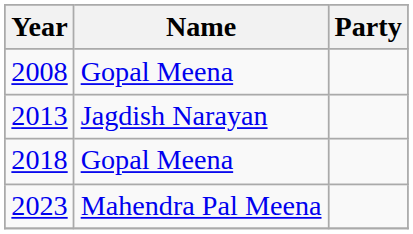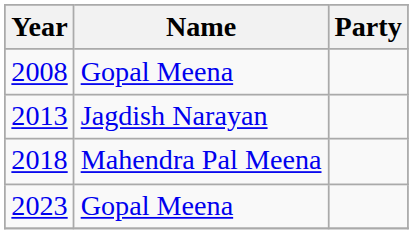(157, 160) Gopal Meena -> (201, 160) Mahendra Pal Meena
(201, 205) Mahendra Pal Meena -> (157, 205) Gopal Meena
